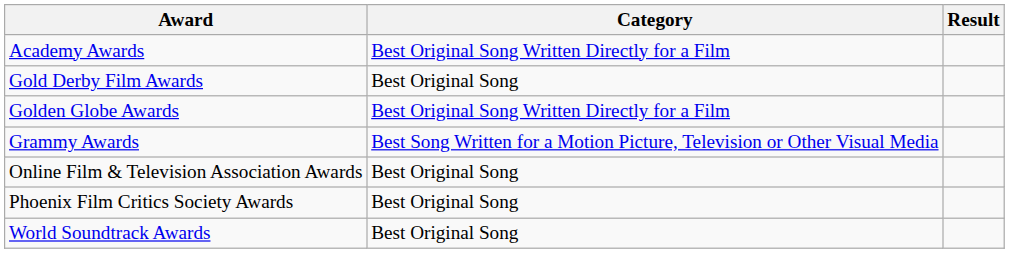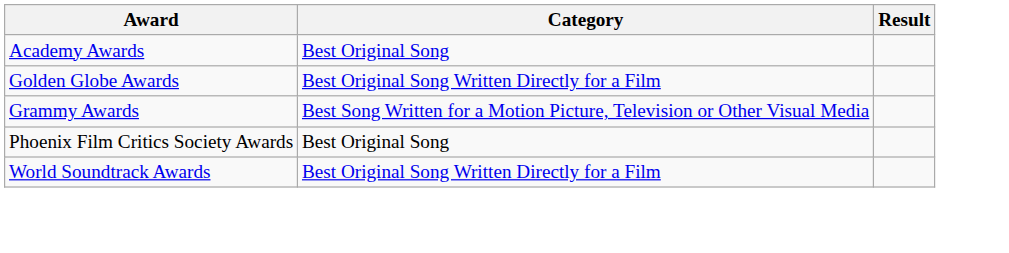(551, 50) Best Original Song Written Directly for a Film -> (376, 50) Best Original Song
- row: (106, 80)
- row: (186, 171)
(445, 232) Best Original Song -> (481, 171) Best Original Song Written Directly for a Film
